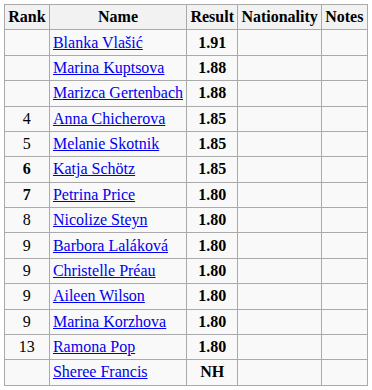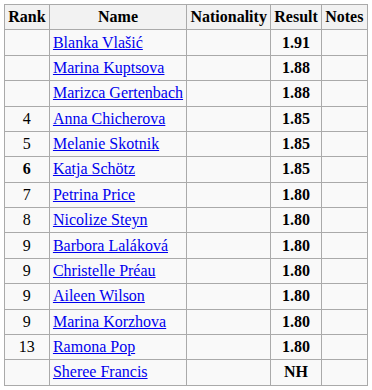columns swapped: (280, 17) <-> (212, 17)
(27, 194) bold -> (27, 194) normal
